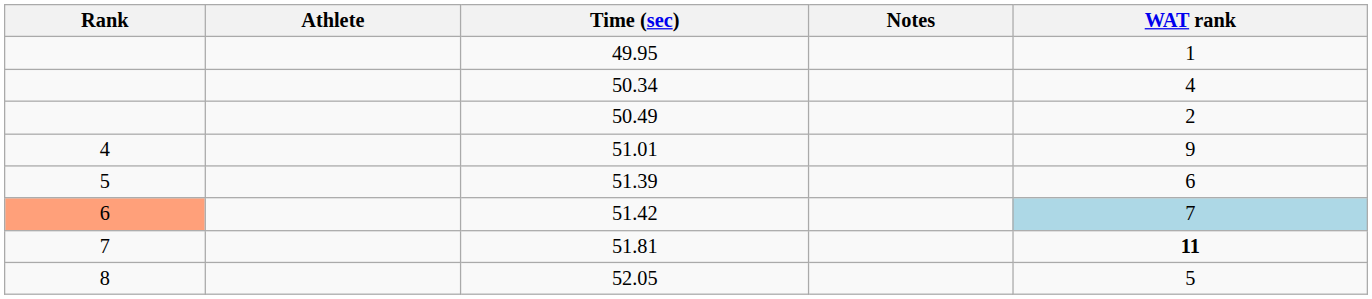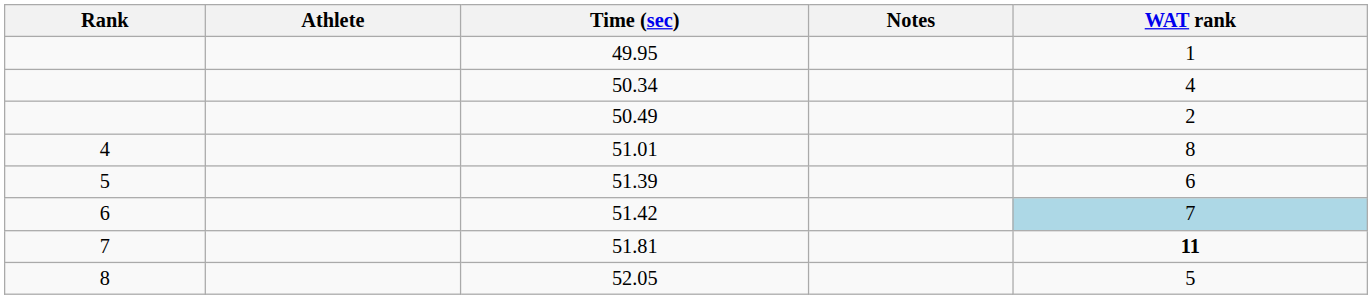(1190, 149) 9 -> (1190, 149) 8
(105, 213) lightsalmon background -> (105, 213) no background
